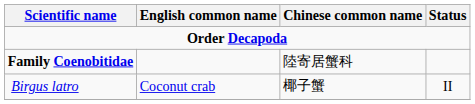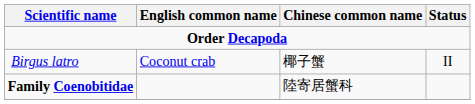rows swapped: (70, 61) <-> (43, 86)
